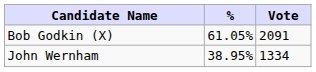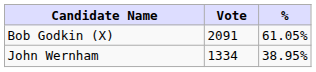columns swapped: (283, 15) <-> (230, 15)
